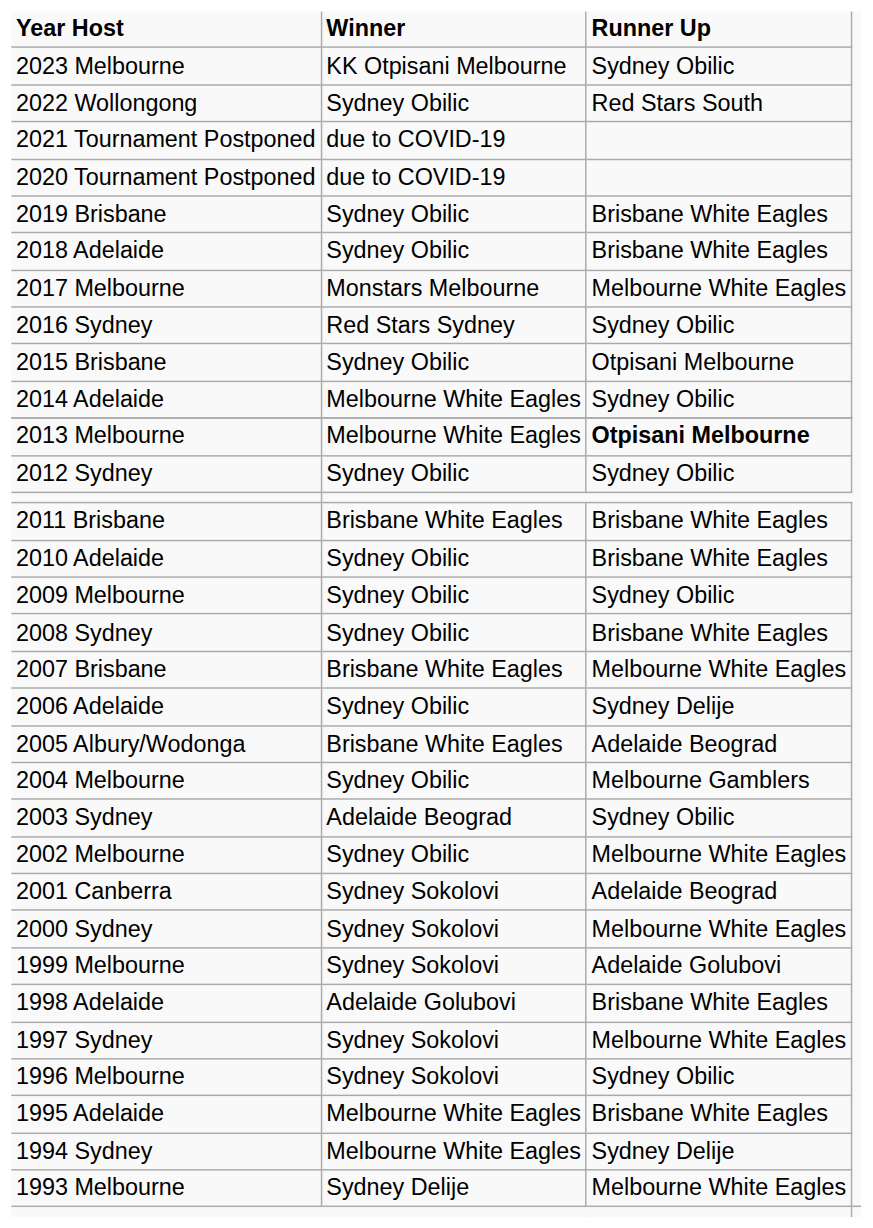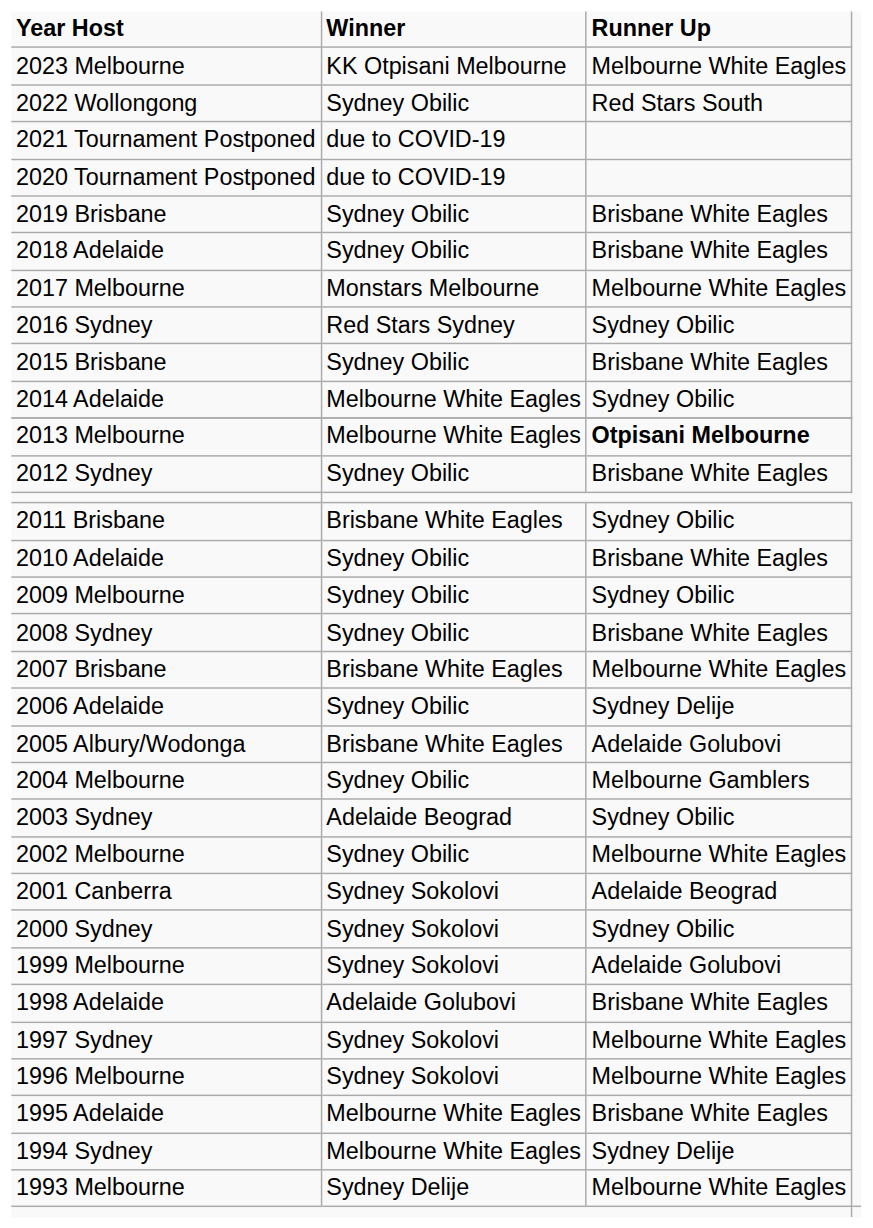(663, 65) Sydney Obilic -> (719, 65) Melbourne White Eagles
(693, 362) Otpisani Melbourne -> (710, 362) Brisbane White Eagles
(663, 473) Sydney Obilic -> (710, 473) Brisbane White Eagles
(710, 521) Brisbane White Eagles -> (663, 521) Sydney Obilic
(684, 743) Adelaide Beograd -> (686, 743) Adelaide Golubovi
(719, 928) Melbourne White Eagles -> (663, 928) Sydney Obilic
(663, 1076) Sydney Obilic -> (719, 1076) Melbourne White Eagles
